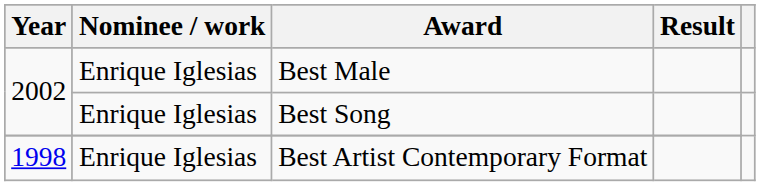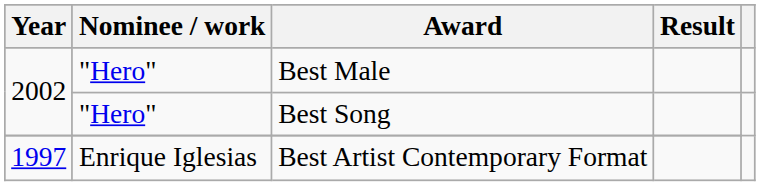(168, 69) Enrique Iglesias -> (118, 69) "Hero"
(168, 113) Enrique Iglesias -> (118, 113) "Hero"
(39, 157) 1998 -> (39, 157) 1997
